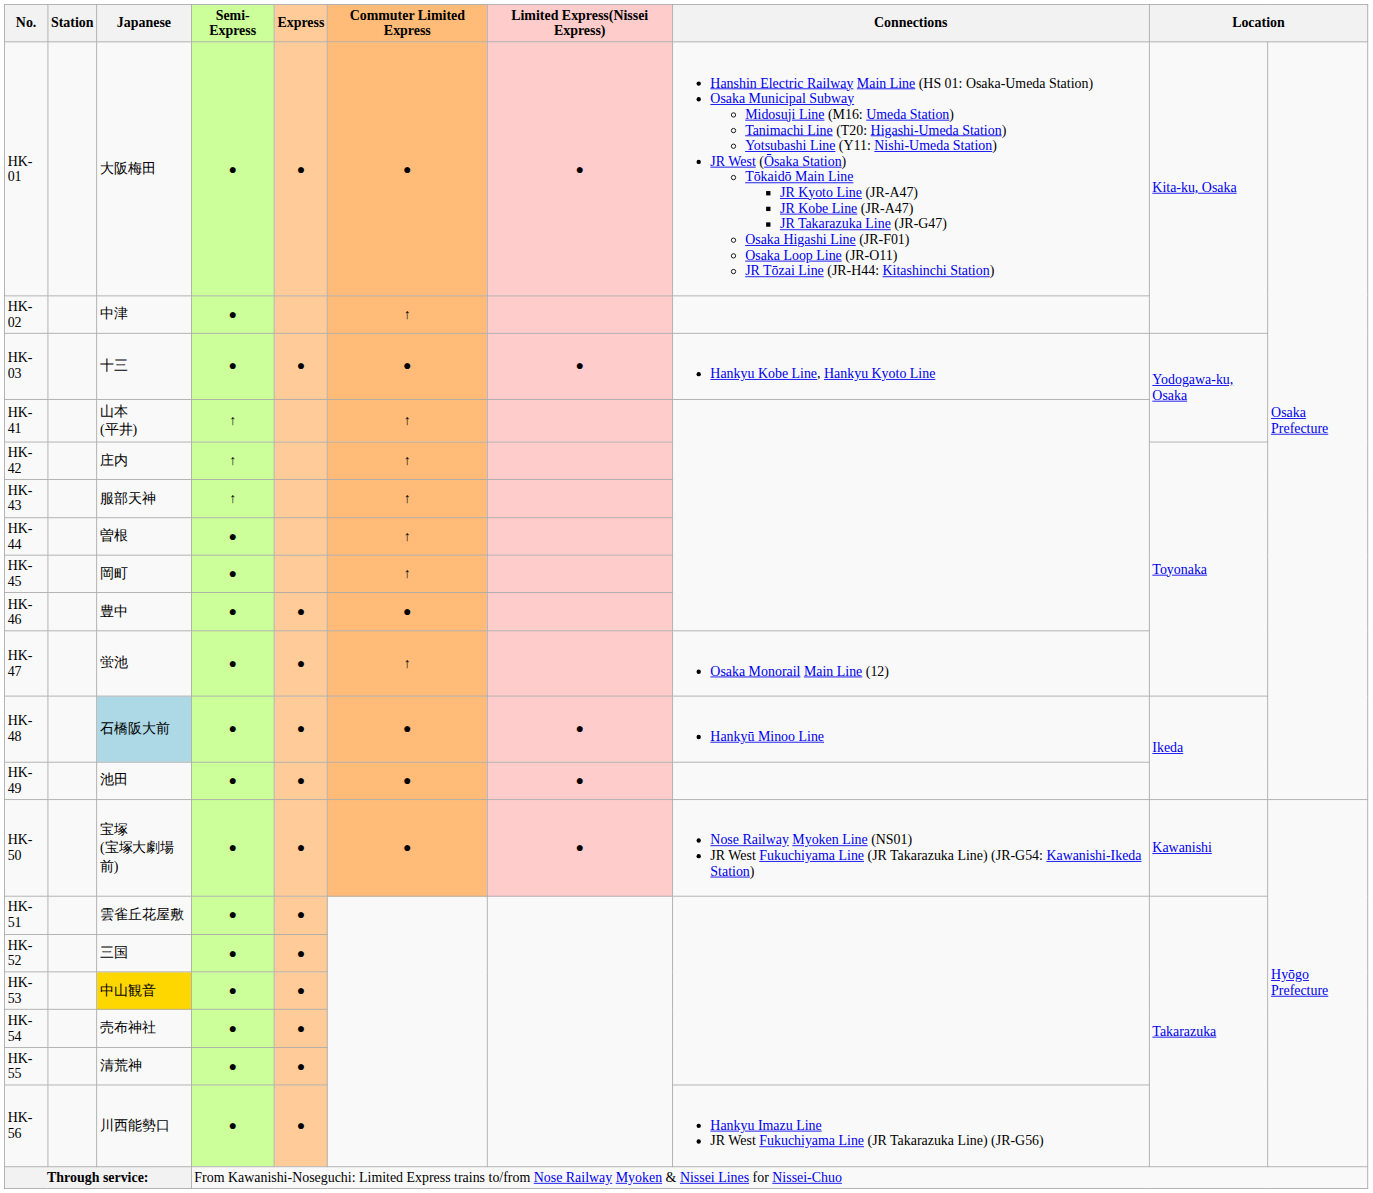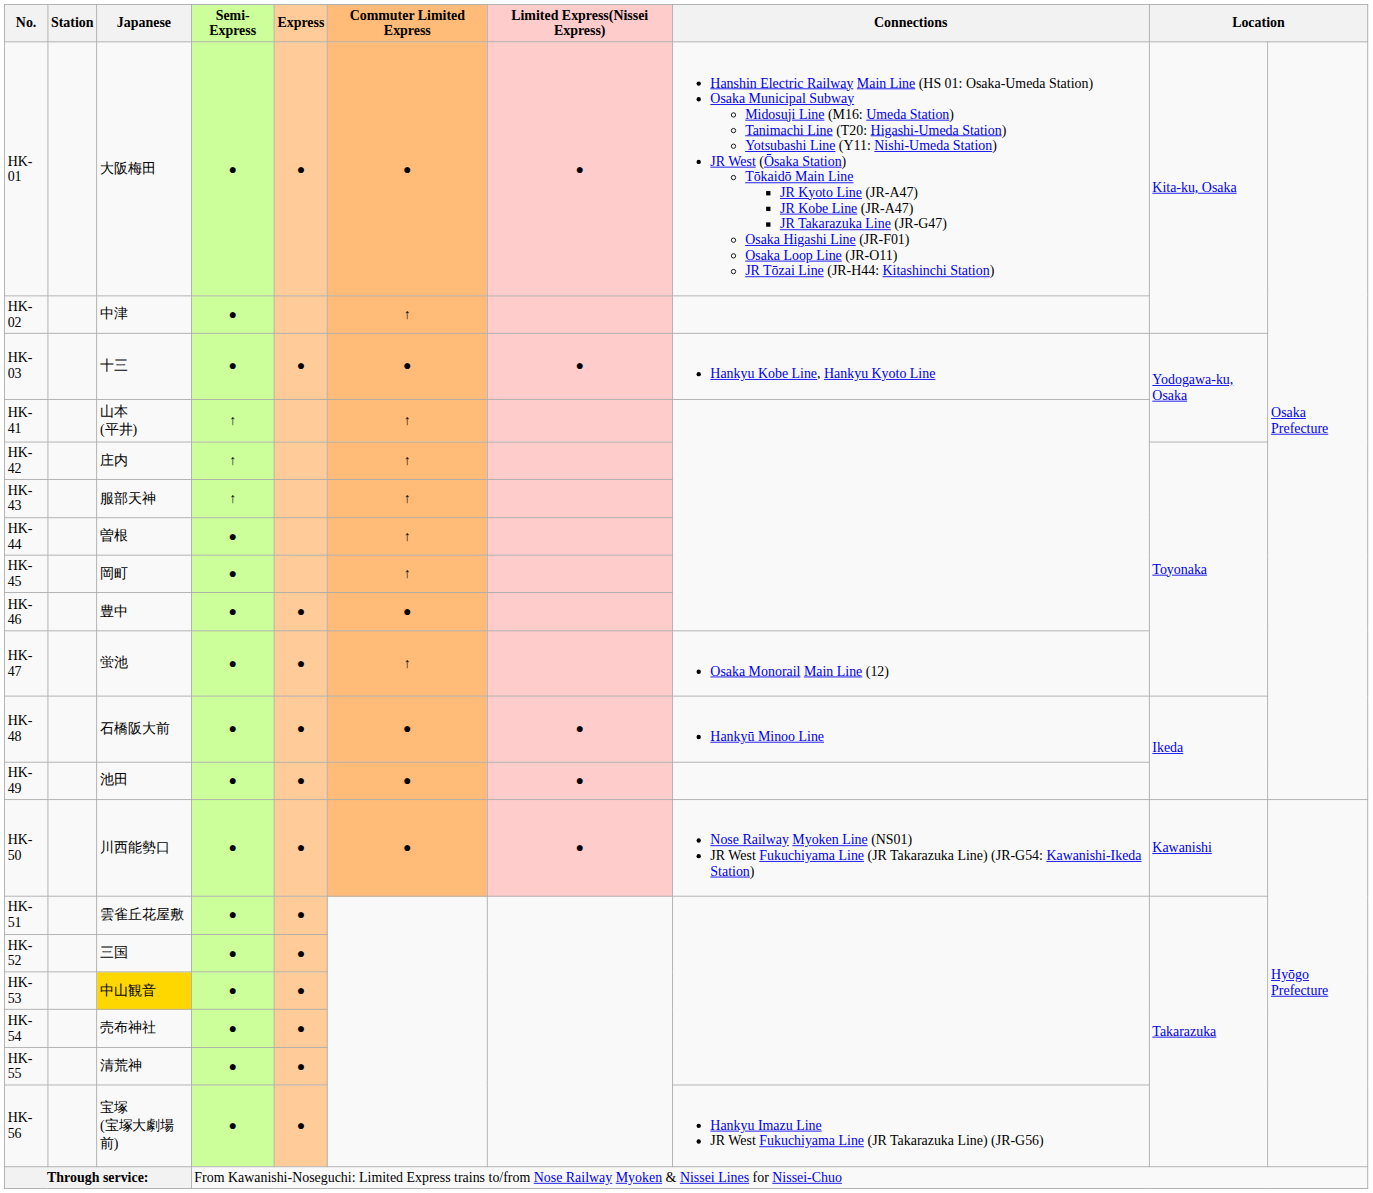(135, 728) lightblue background -> (135, 728) no background
(137, 847) 宝塚 (宝塚大劇場前) -> (135, 847) 川西能勢口
(135, 1125) 川西能勢口 -> (137, 1125) 宝塚 (宝塚大劇場前)
